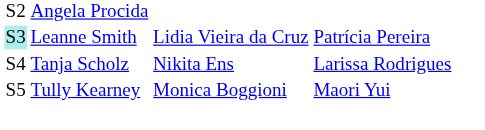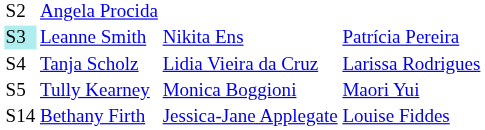(231, 37) Lidia Vieira da Cruz -> (203, 37) Nikita Ens
(194, 63) Nikita Ens -> (240, 63) Lidia Vieira da Cruz
+ row: (93, 115)
